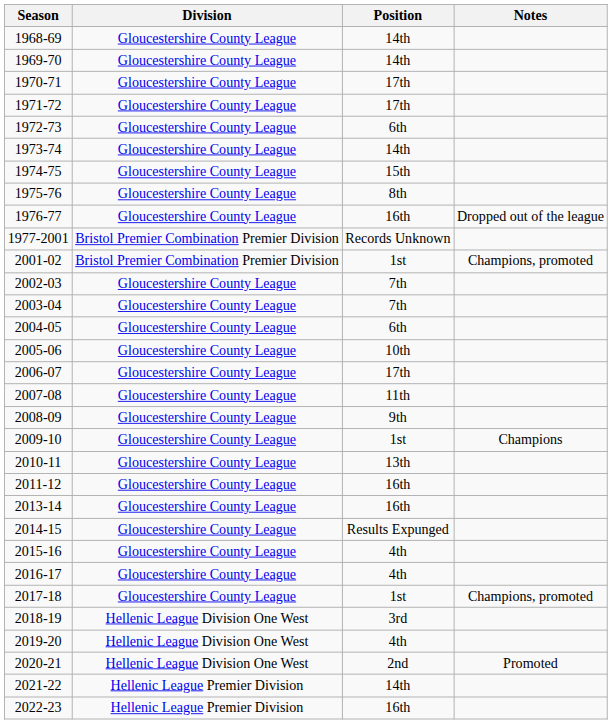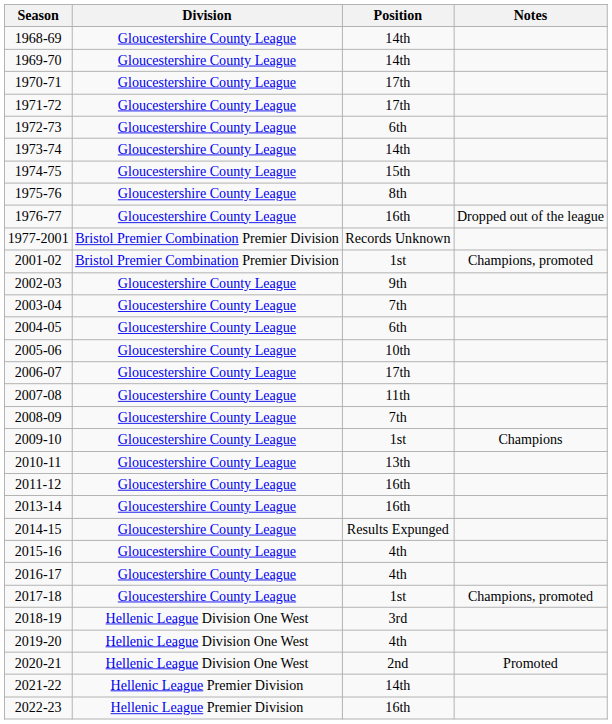(398, 283) 7th -> (398, 283) 9th
(398, 417) 9th -> (398, 417) 7th
